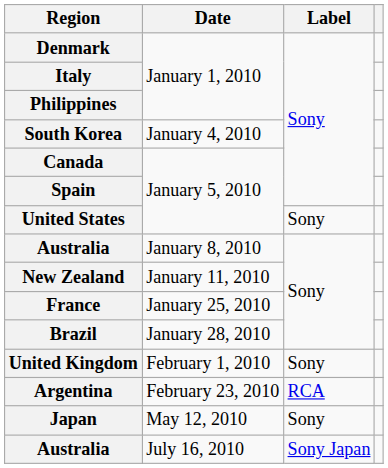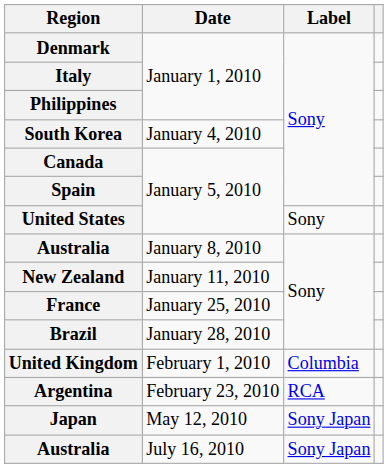(306, 362) Sony -> (323, 362) Columbia
(306, 420) Sony -> (329, 420) Sony Japan
